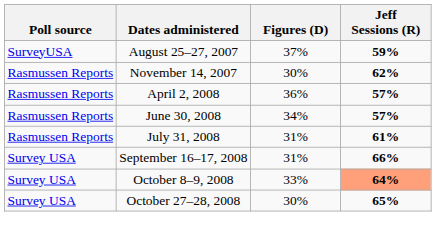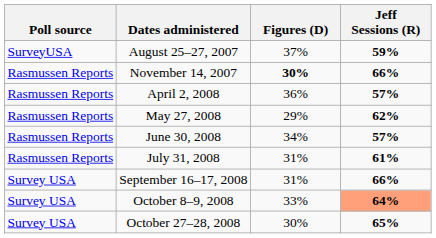(296, 72) normal -> (296, 72) bold
(386, 72) 62% -> (386, 72) 66%
+ row: (183, 115)
